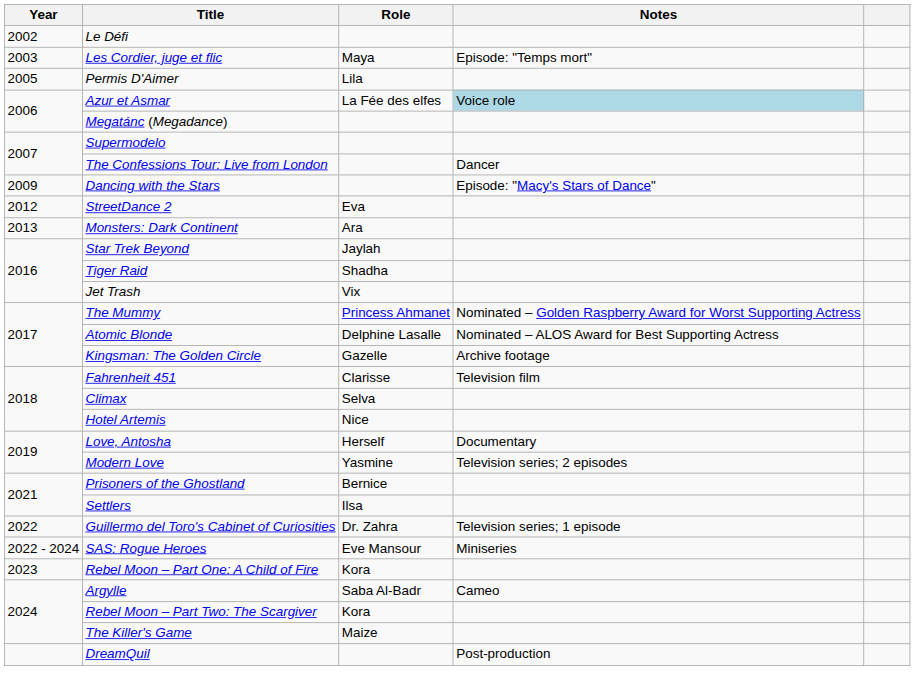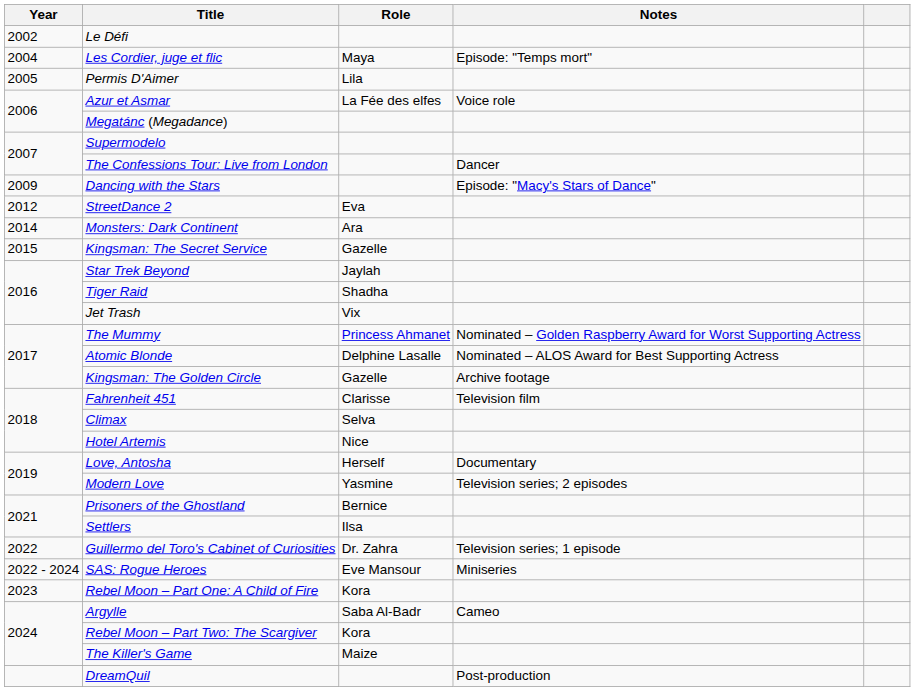(22, 57) 2003 -> (22, 57) 2004
(486, 100) lightblue background -> (486, 100) no background
(22, 228) 2013 -> (22, 228) 2014
+ row: (176, 249)
